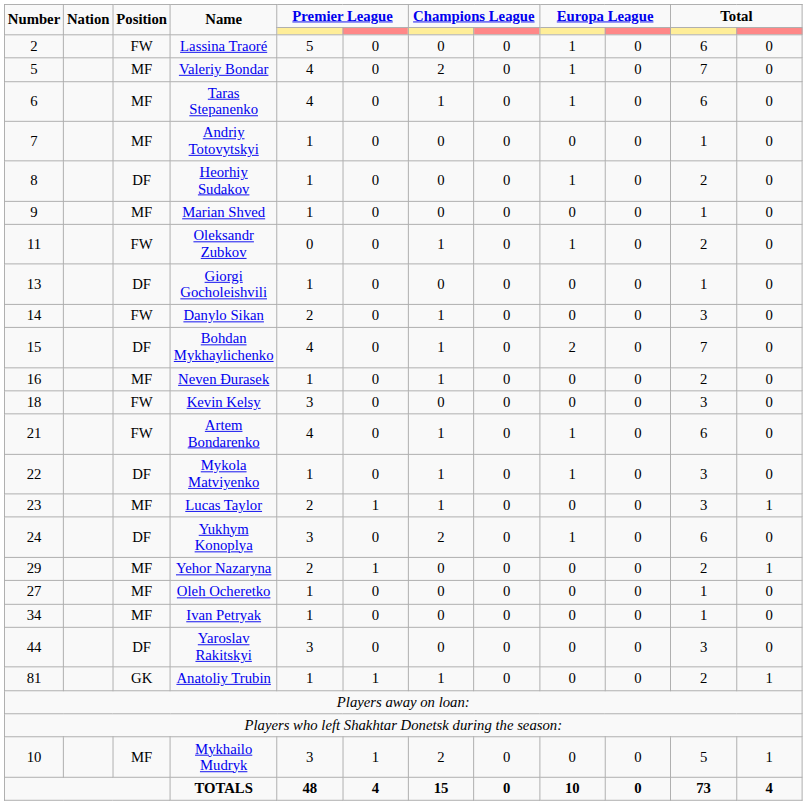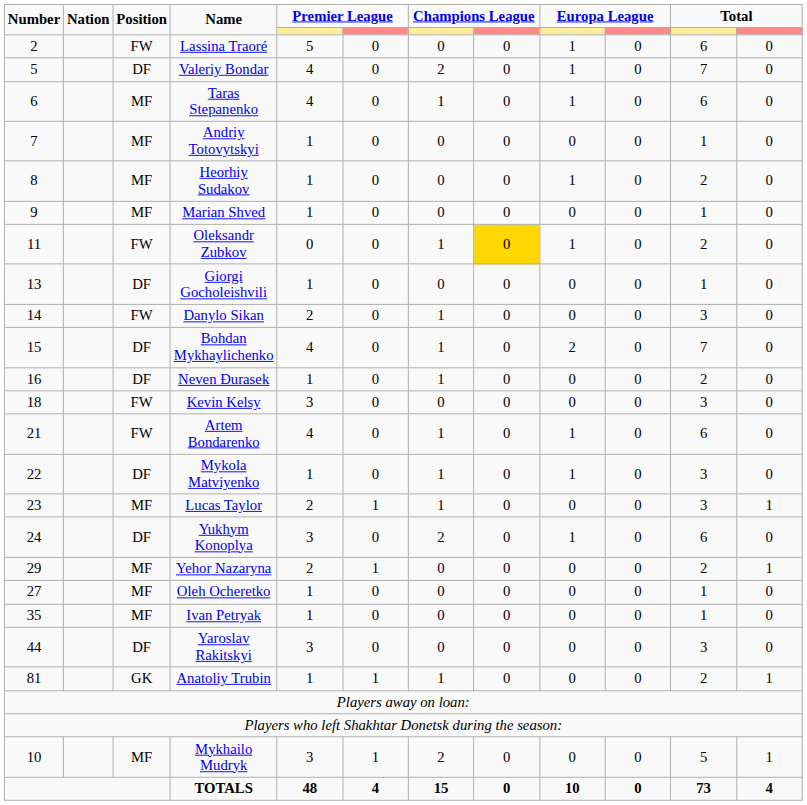(142, 69) MF -> (142, 69) DF
(142, 181) DF -> (142, 181) MF
(507, 244) no background -> (507, 244) gold background
(142, 379) MF -> (142, 379) DF
(34, 615) 34 -> (34, 615) 35
